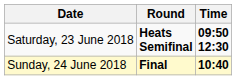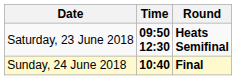columns swapped: (213, 14) <-> (166, 14)
